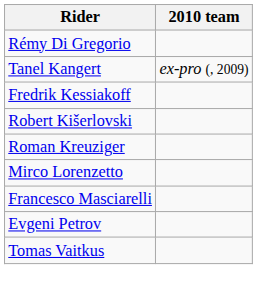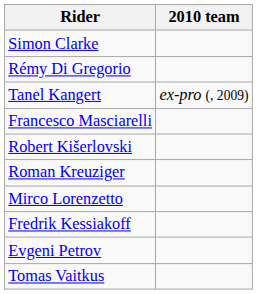+ row: (53, 43)
rows swapped: (70, 95) <-> (80, 198)
